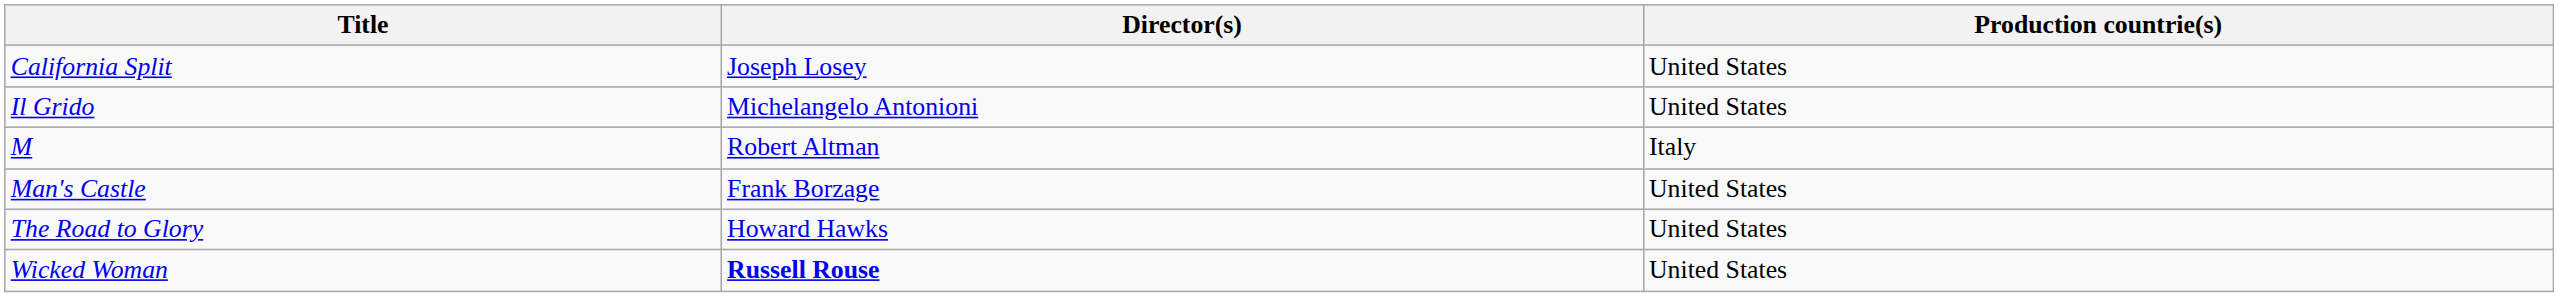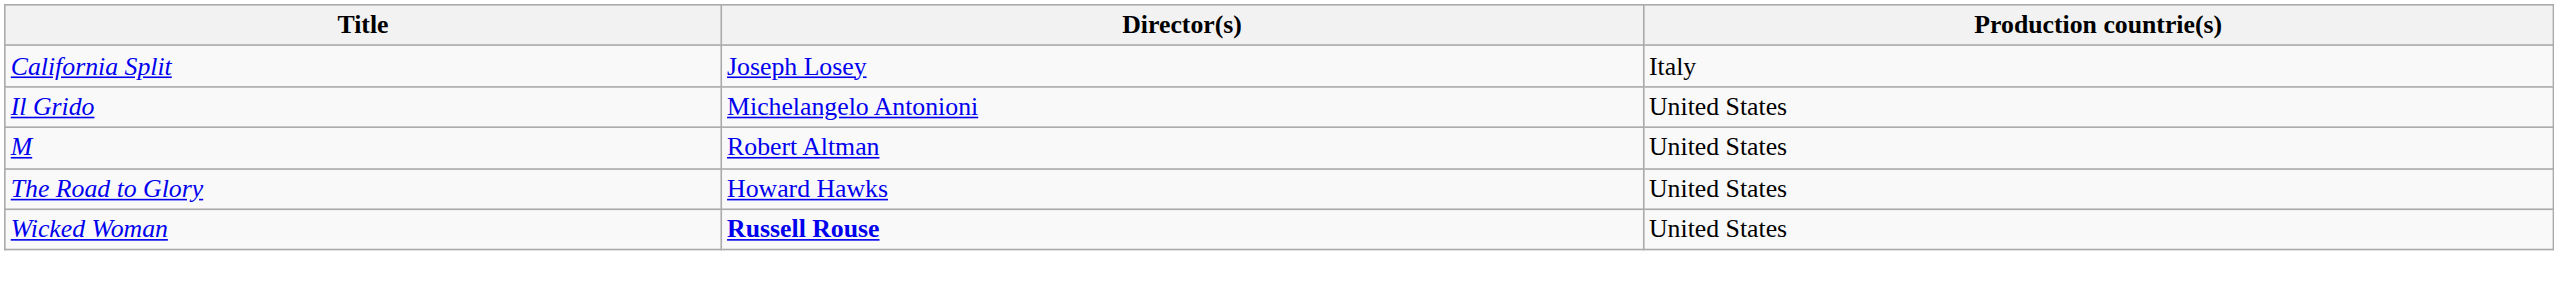(1718, 65) United States -> (1673, 65) Italy
(1673, 147) Italy -> (1718, 147) United States
- row: (78, 188)
